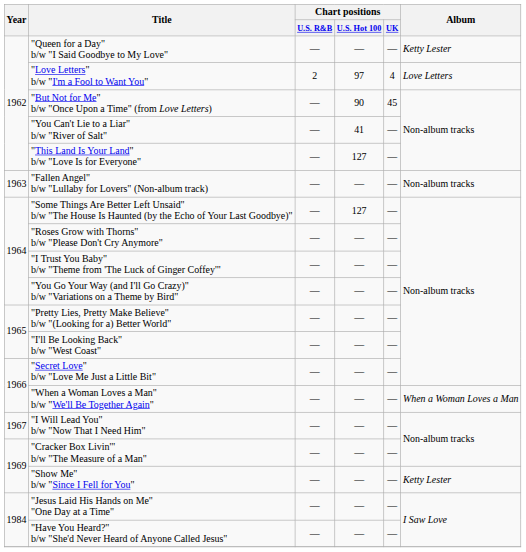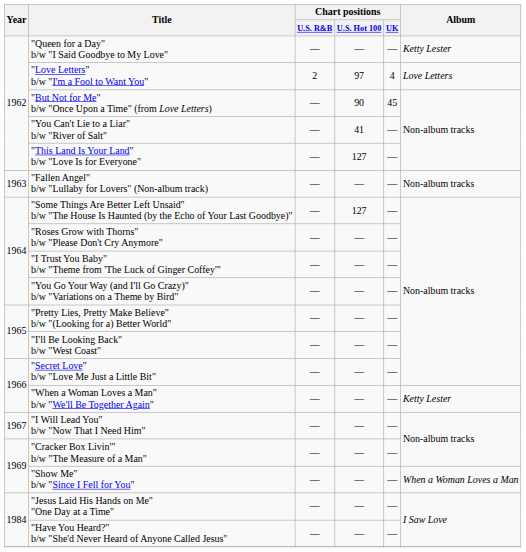(461, 399) When a Woman Loves a Man -> (427, 399) Ketty Lester
(427, 479) Ketty Lester -> (461, 479) When a Woman Loves a Man
